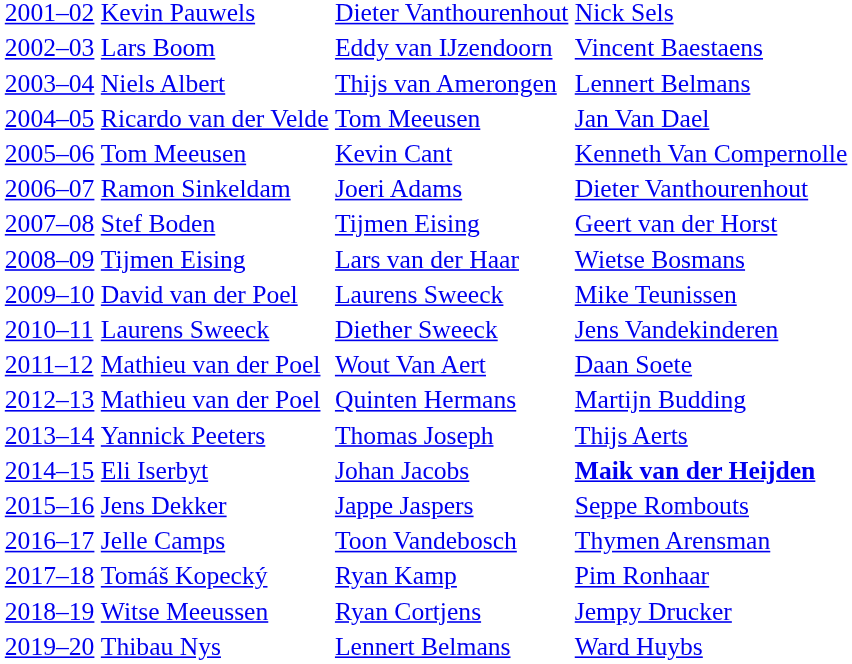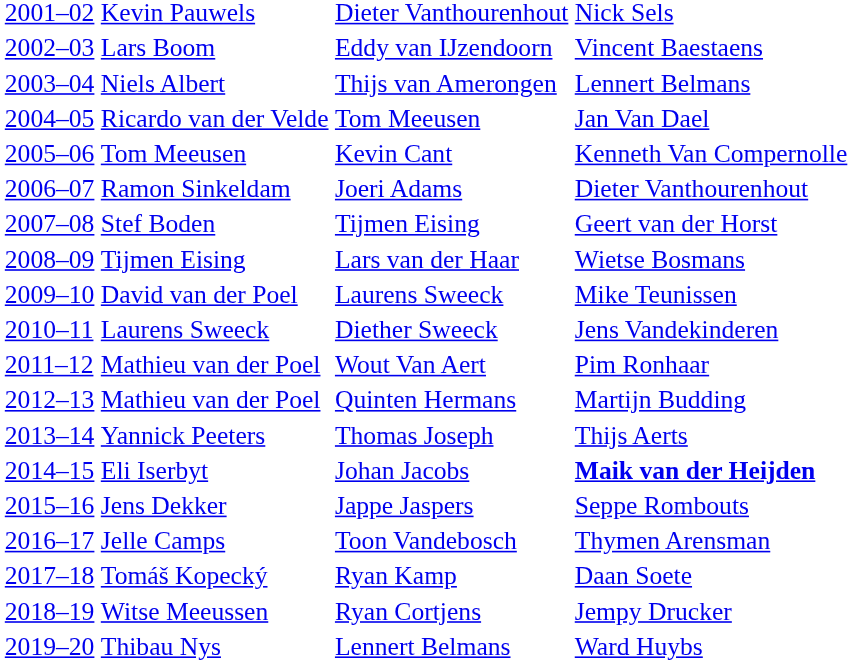(633, 364) Daan Soete -> (642, 364) Pim Ronhaar
(642, 576) Pim Ronhaar -> (633, 576) Daan Soete
